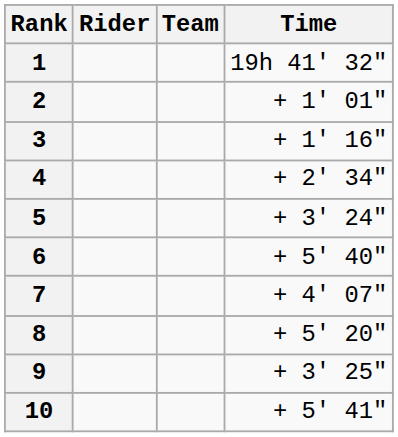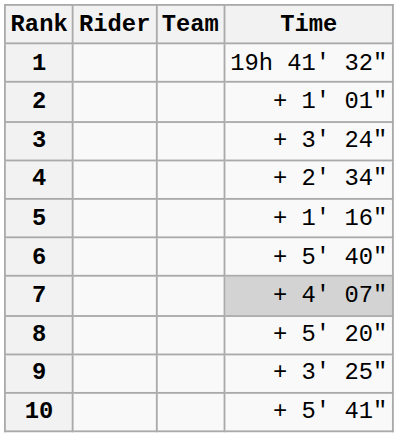(330, 141) + 1' 16" -> (330, 141) + 3' 24"
(330, 218) + 3' 24" -> (330, 218) + 1' 16"
(330, 296) no background -> (330, 296) lightgrey background
